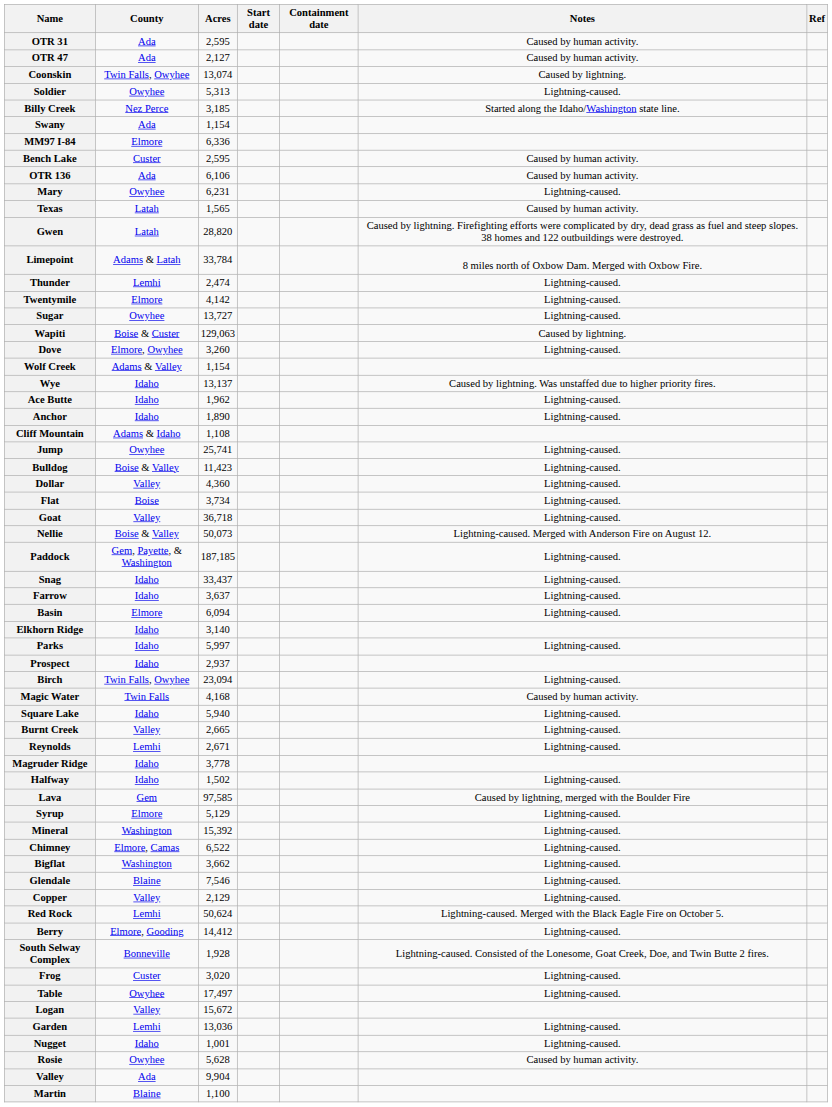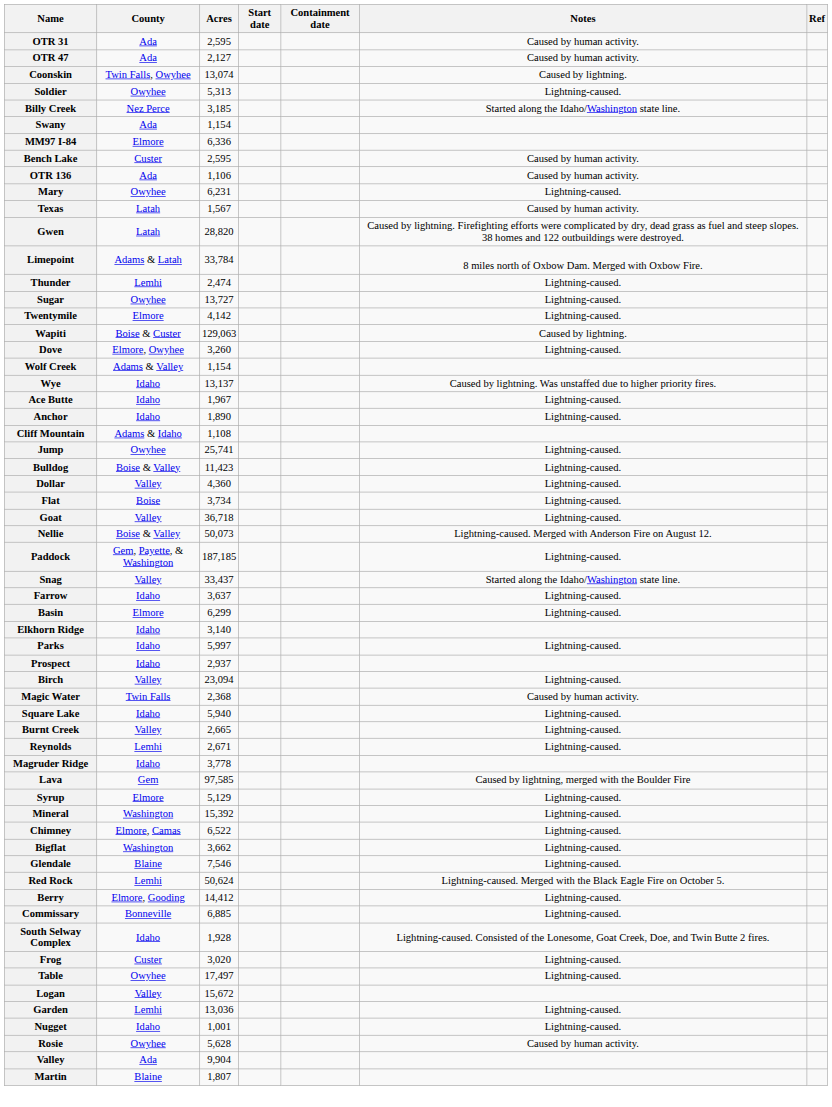(218, 175) 6,106 -> (219, 175) 1,106
(218, 208) 1,565 -> (219, 208) 1,567
rows swapped: (50, 316) <-> (50, 299)
(218, 400) 1,962 -> (219, 400) 1,967
(147, 579) Idaho -> (148, 579) Valley
(582, 579) Lightning-caused. -> (583, 579) Started along the Idaho/Washington state line.
(218, 613) 6,094 -> (219, 613) 6,299
(147, 680) Twin Falls, Owyhee -> (148, 680) Valley
(218, 696) 4,168 -> (219, 696) 2,368
- row: (50, 780)
- row: (50, 897)
+ row: (51, 914)
(147, 953) Bonneville -> (148, 937) Idaho
(218, 1093) 1,100 -> (219, 1077) 1,807
